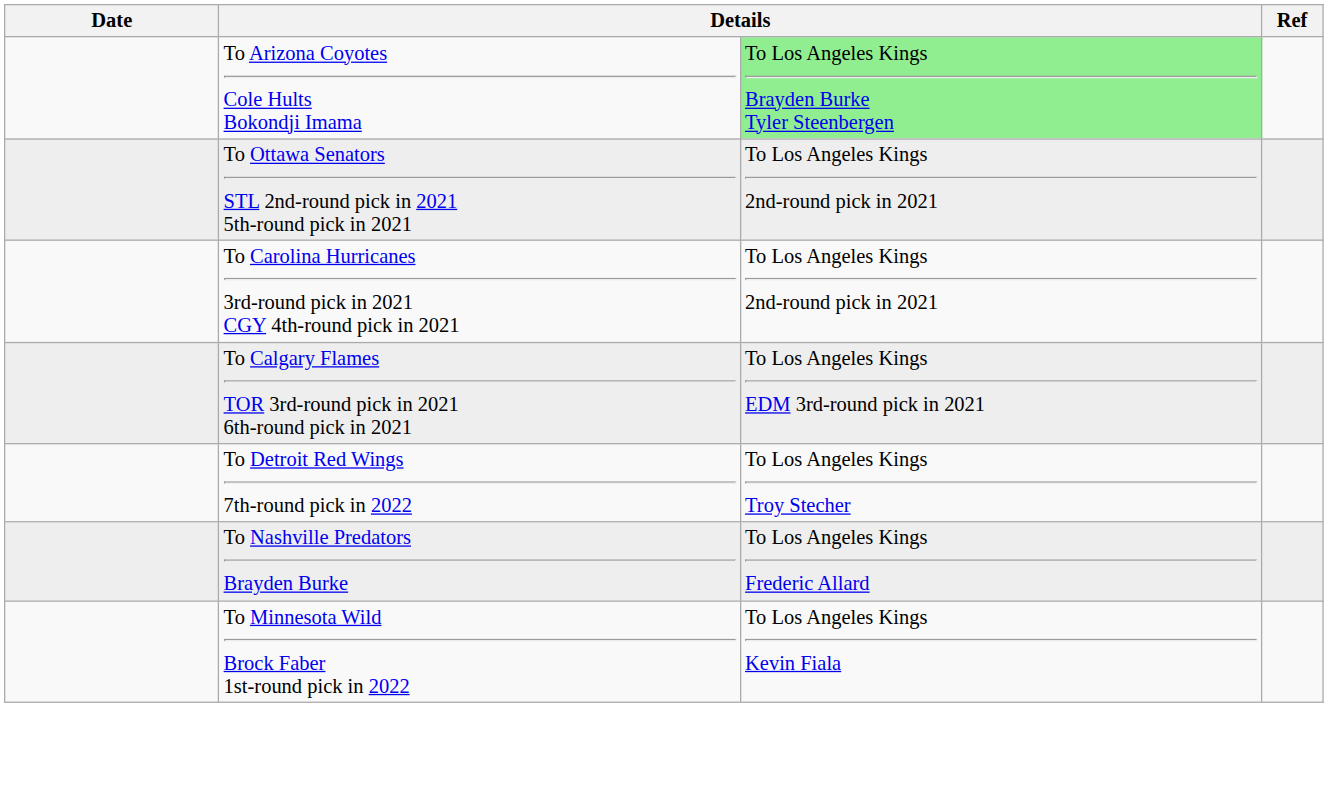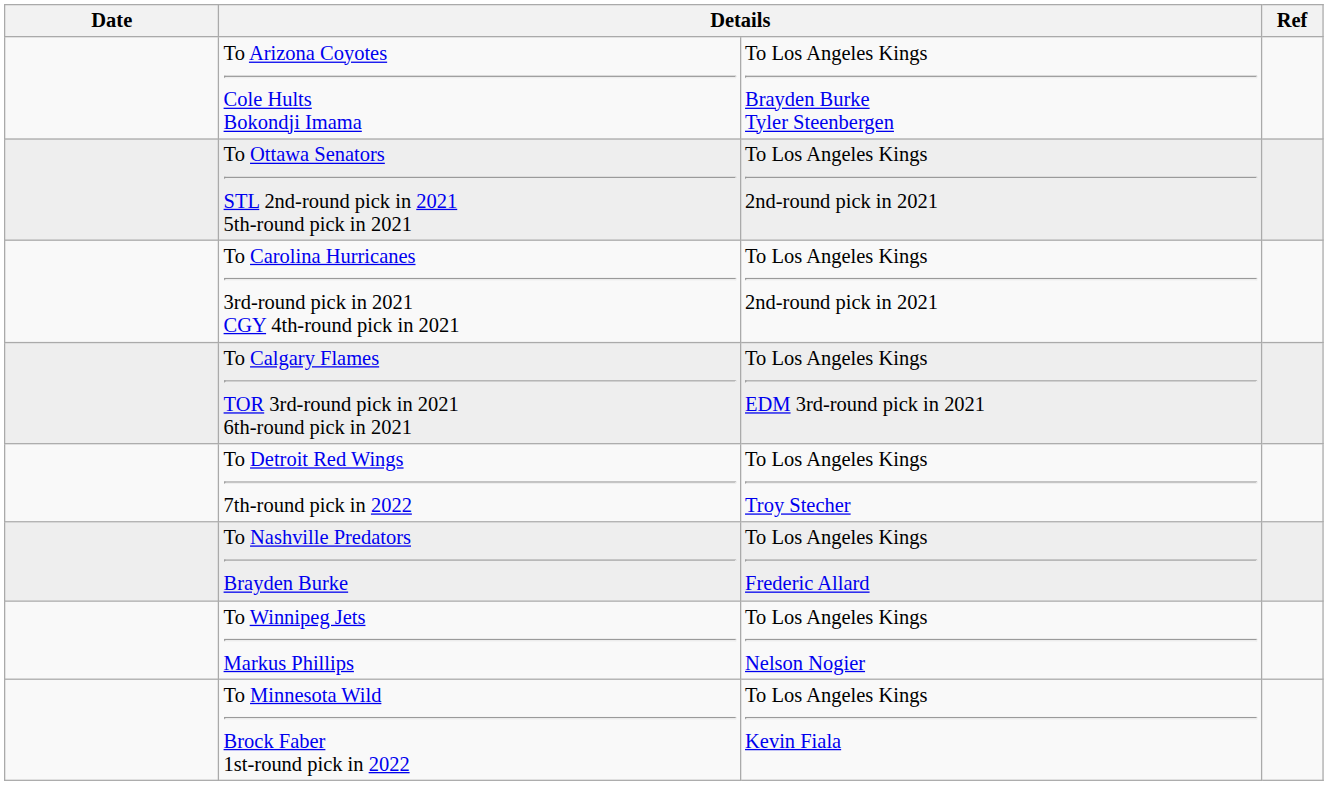(1001, 87) lightgreen background -> (1001, 87) no background
+ row: (480, 639)
